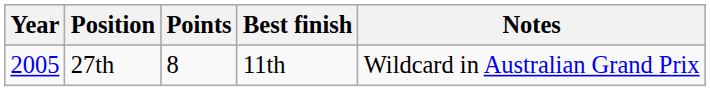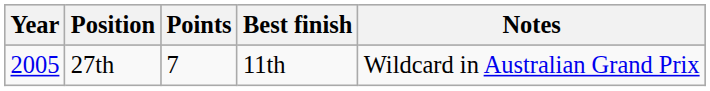(172, 65) 8 -> (172, 65) 7
